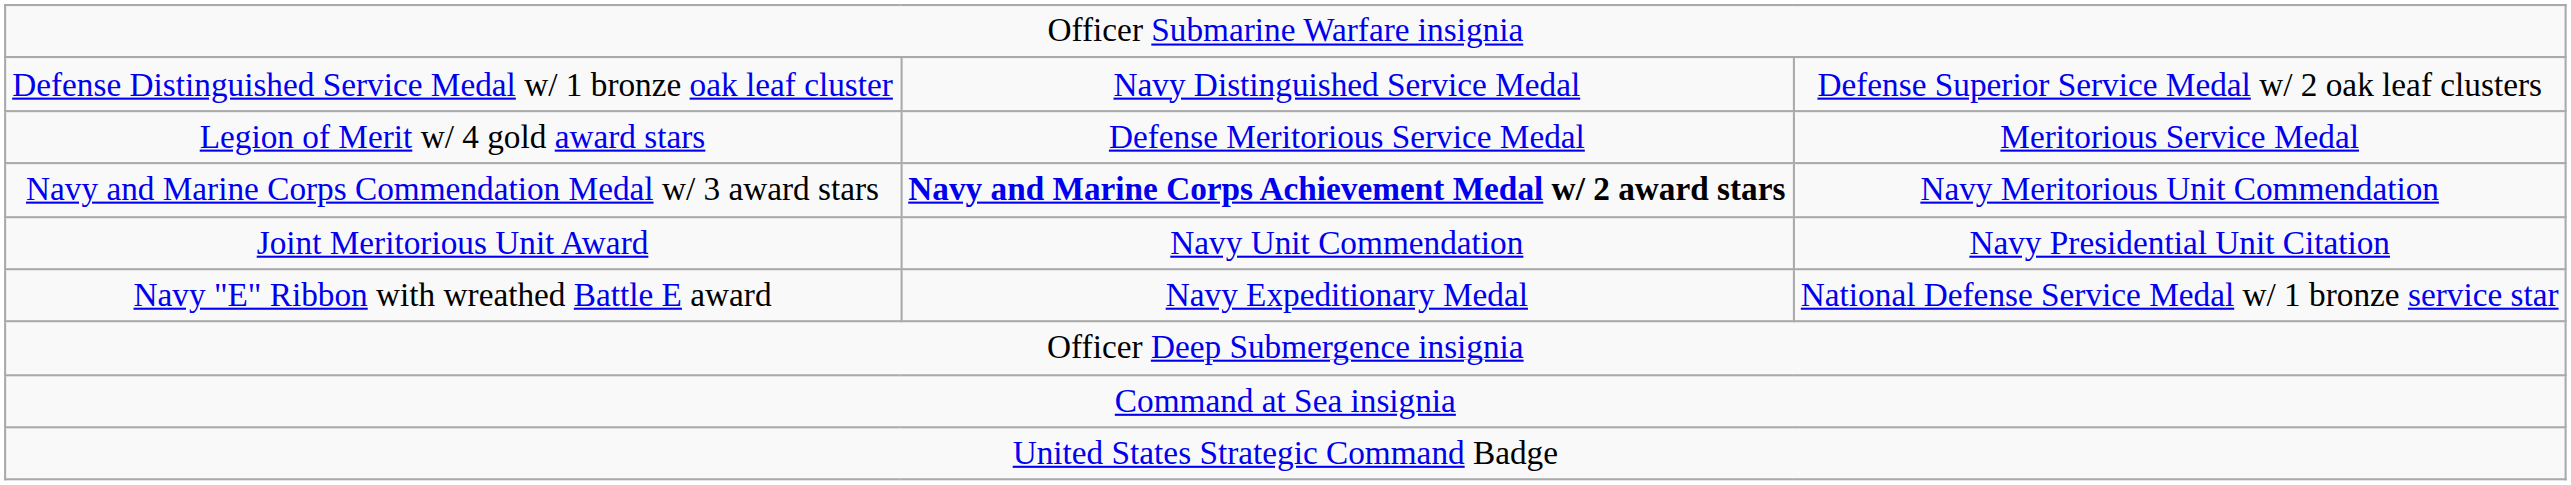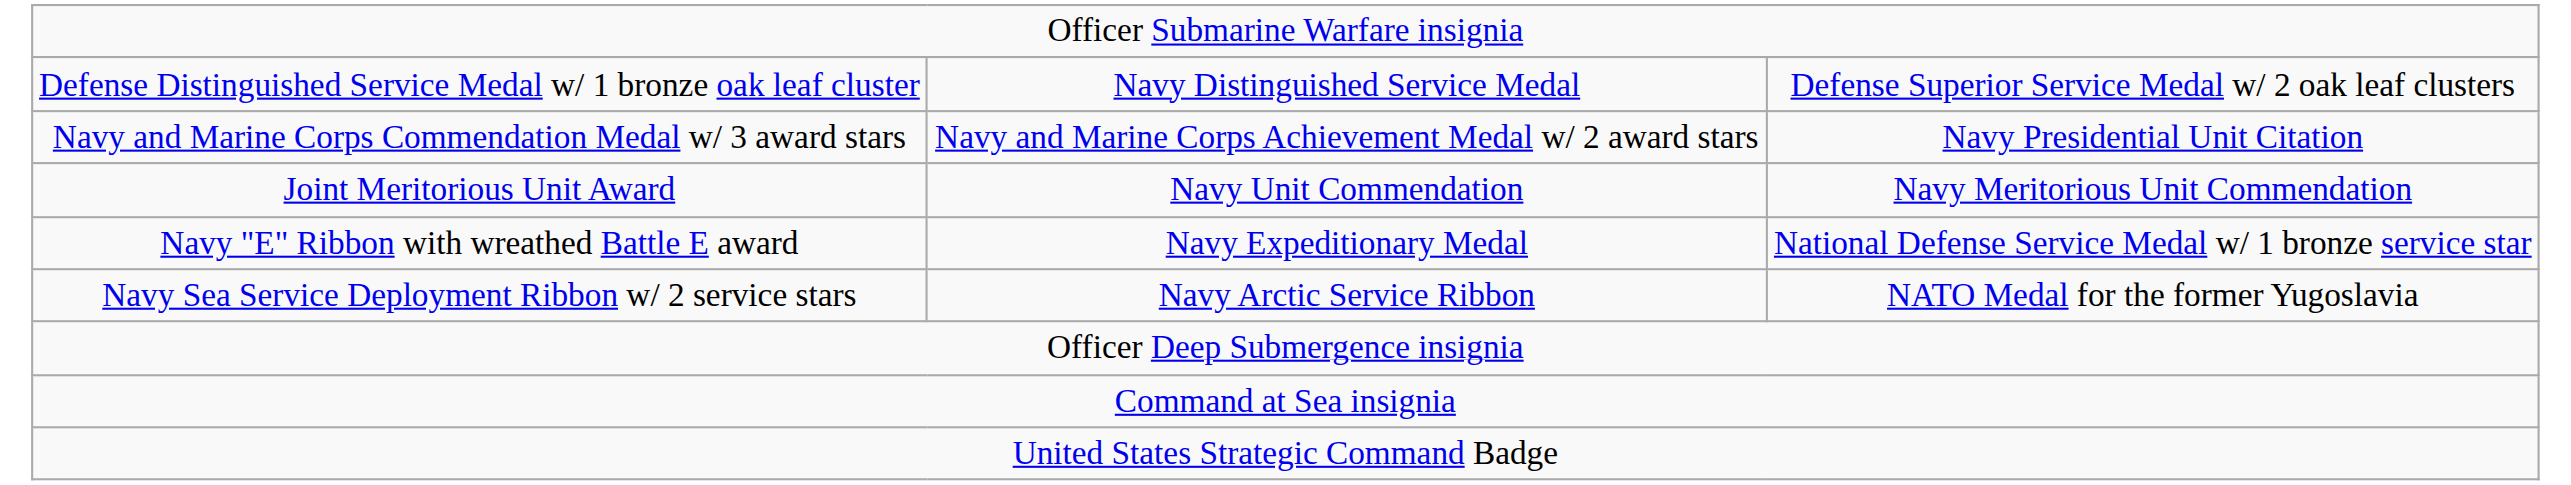- row: (453, 136)
(1347, 189) bold -> (1347, 136) normal
(2180, 189) Navy Meritorious Unit Commendation -> (2153, 136) Navy Presidential Unit Citation
(2180, 242) Navy Presidential Unit Citation -> (2153, 189) Navy Meritorious Unit Commendation
+ row: (479, 294)
